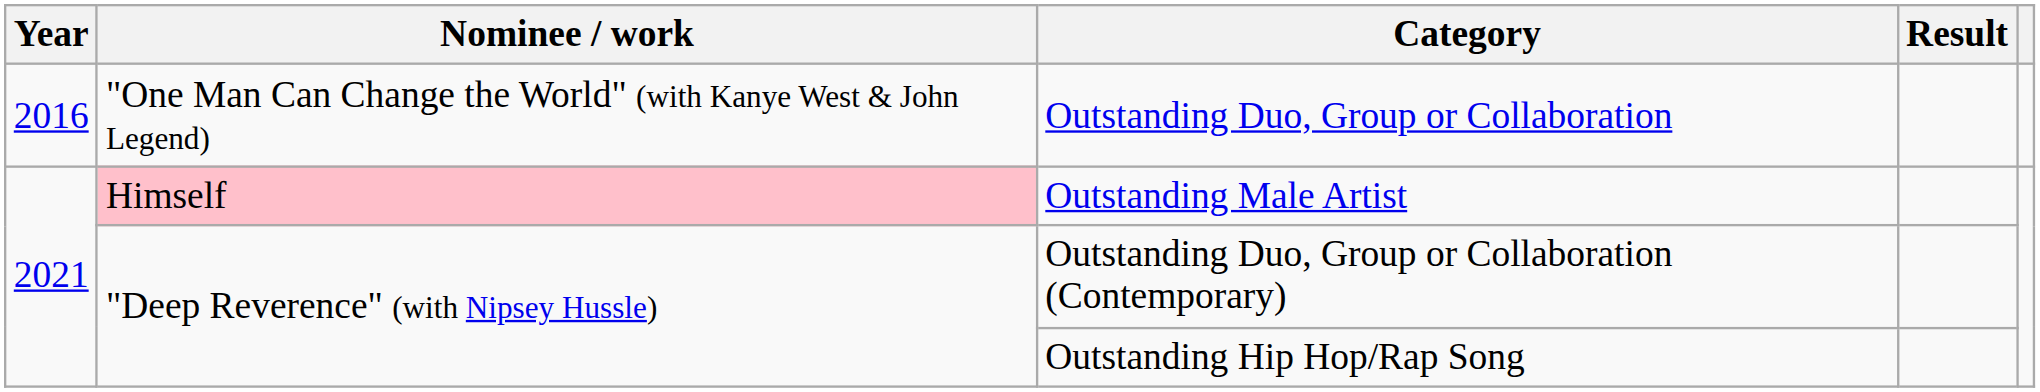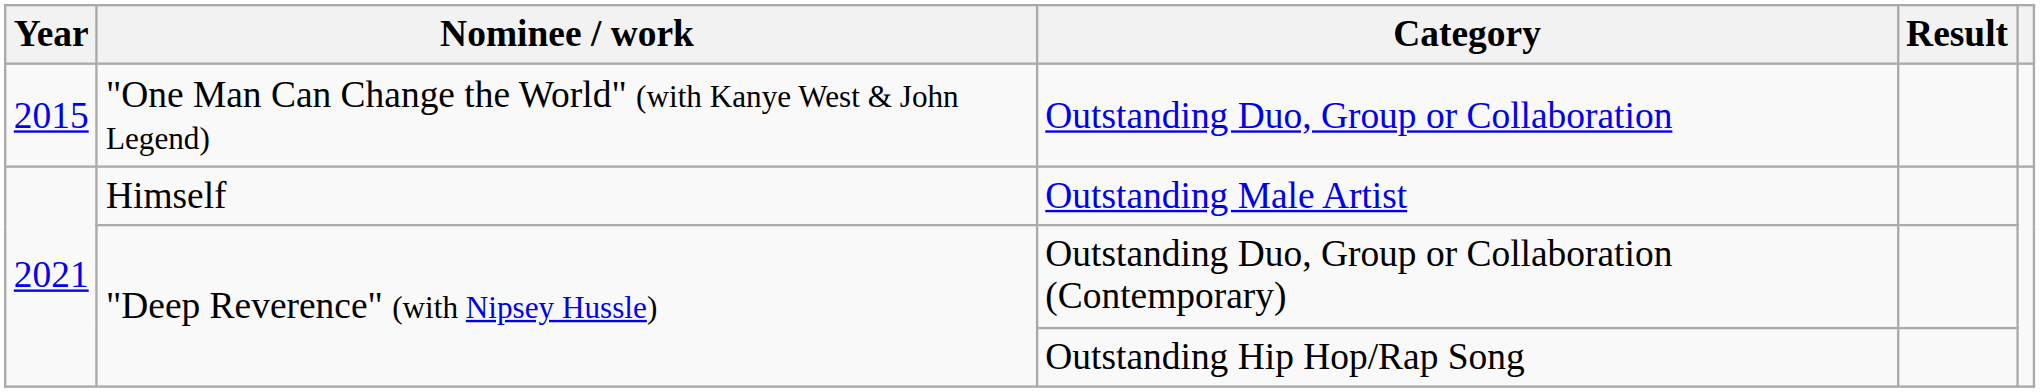(51, 114) 2016 -> (51, 114) 2015
(166, 195) pink background -> (166, 195) no background
